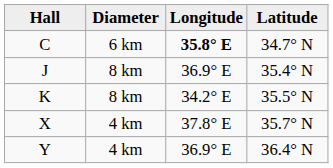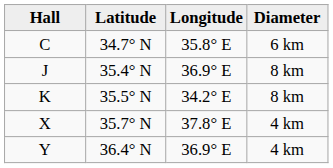columns swapped: (287, 17) <-> (126, 17)
(206, 44) bold -> (206, 44) normal
